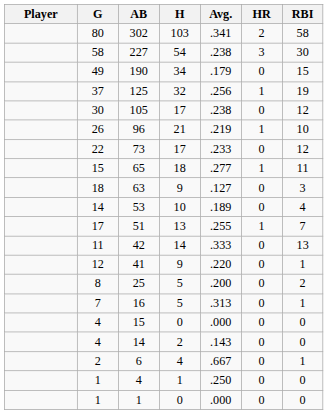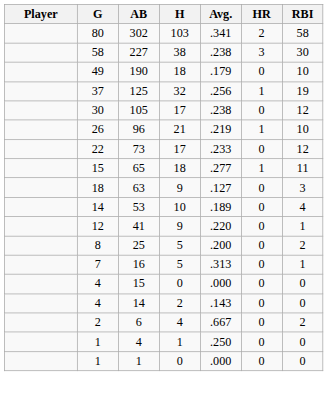(180, 52) 54 -> (180, 52) 38
(180, 71) 34 -> (180, 71) 18
(303, 71) 15 -> (303, 71) 10
- row: (139, 226)
- row: (139, 245)
(303, 361) 1 -> (303, 322) 2
